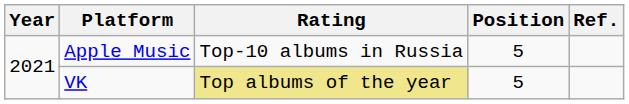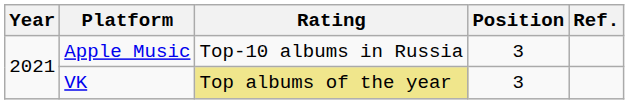(518, 51) 5 -> (518, 51) 3
(518, 83) 5 -> (518, 83) 3
